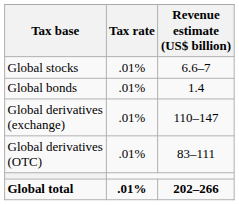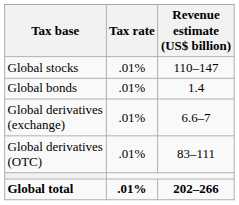(196, 67) 6.6–7 -> (196, 67) 110–147
(196, 117) 110–147 -> (196, 117) 6.6–7
